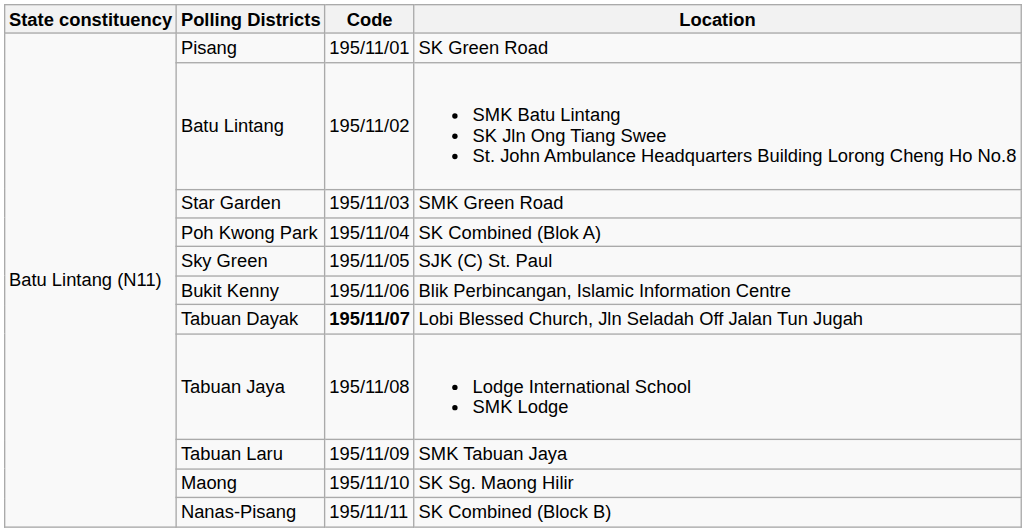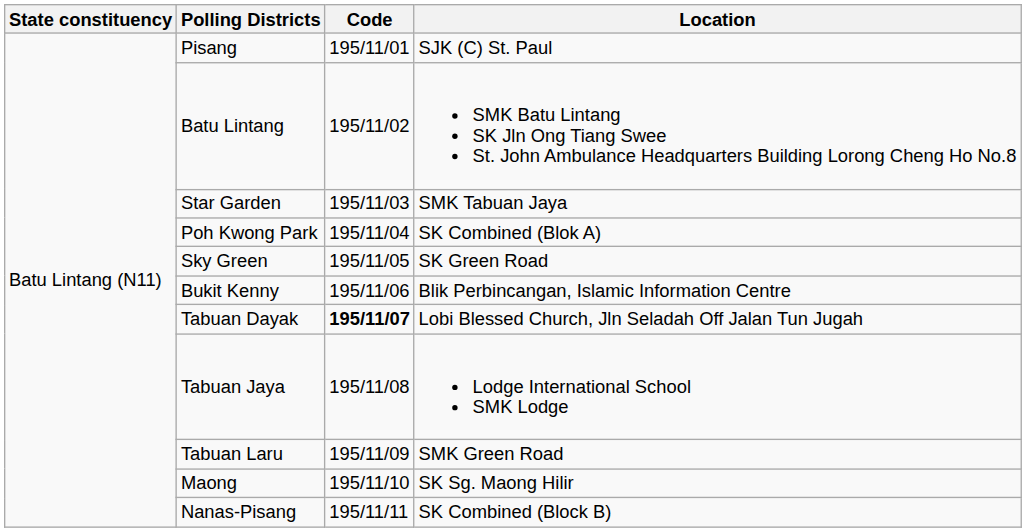(483, 48) SK Green Road -> (485, 48) SJK (C) St. Paul
(491, 203) SMK Green Road -> (493, 203) SMK Tabuan Jaya
(485, 261) SJK (C) St. Paul -> (483, 261) SK Green Road
(493, 454) SMK Tabuan Jaya -> (491, 454) SMK Green Road
